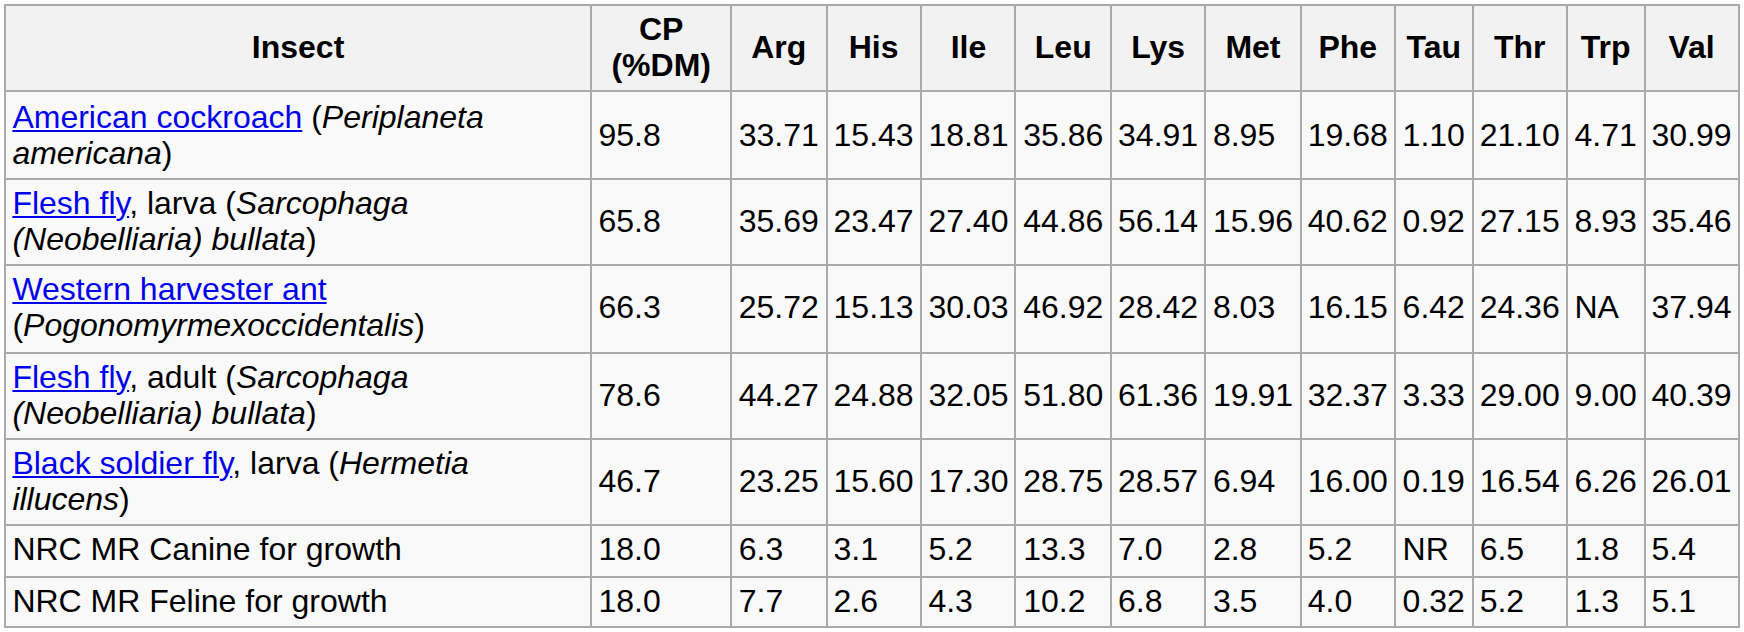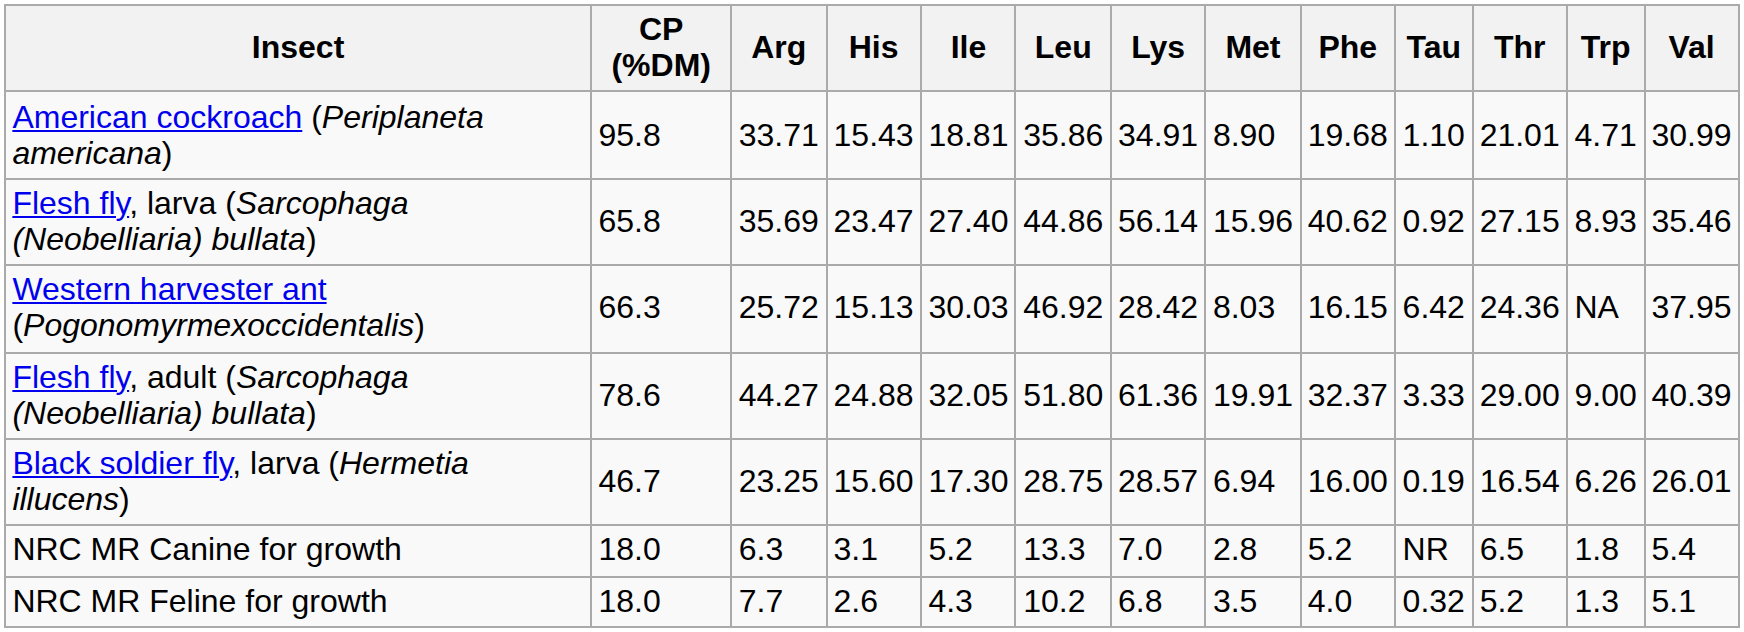(1244, 134) 8.95 -> (1244, 134) 8.90
(1520, 134) 21.10 -> (1520, 134) 21.01
(1692, 308) 37.94 -> (1692, 308) 37.95
